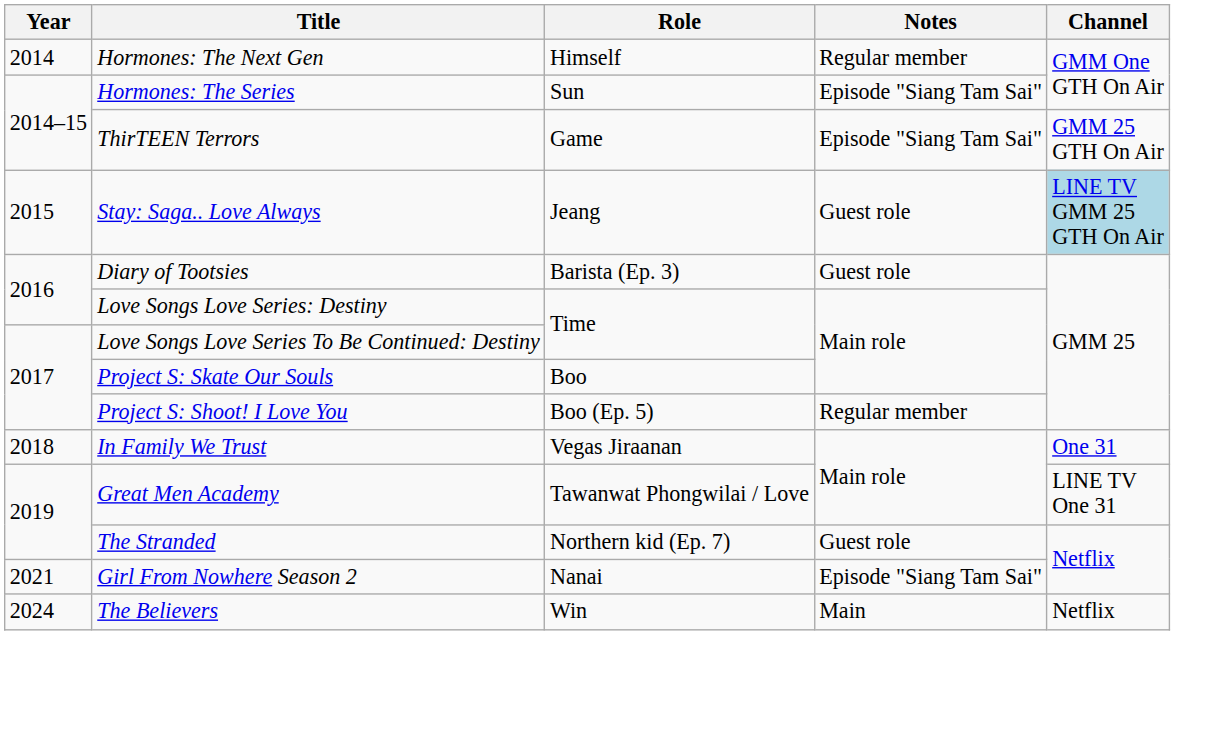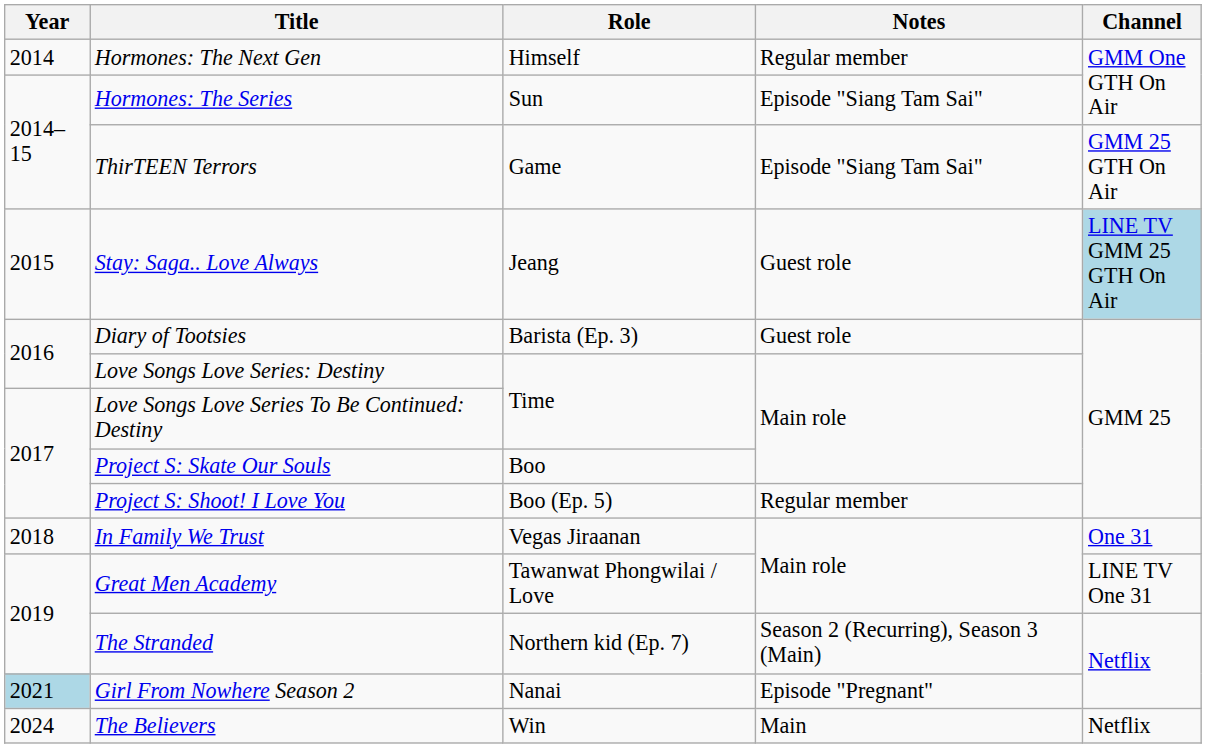(865, 541) Guest role -> (899, 643) Season 2 (Recurring), Season 3 (Main)
(32, 576) no background -> (32, 690) lightblue background
(931, 576) Episode "Siang Tam Sai" -> (847, 690) Episode "Pregnant"
